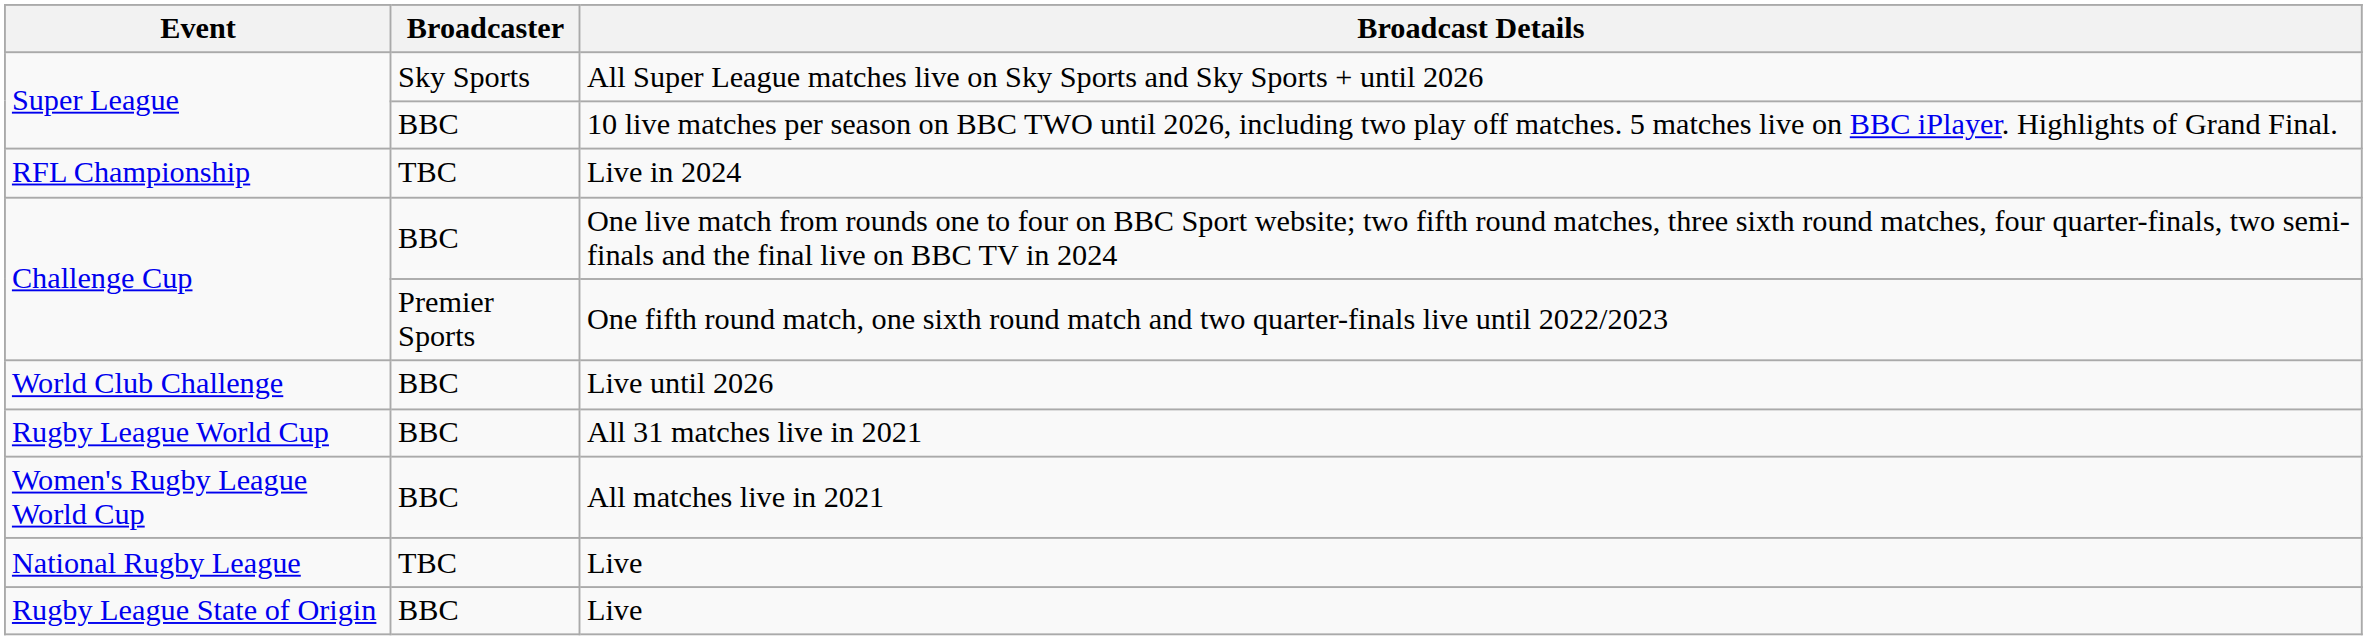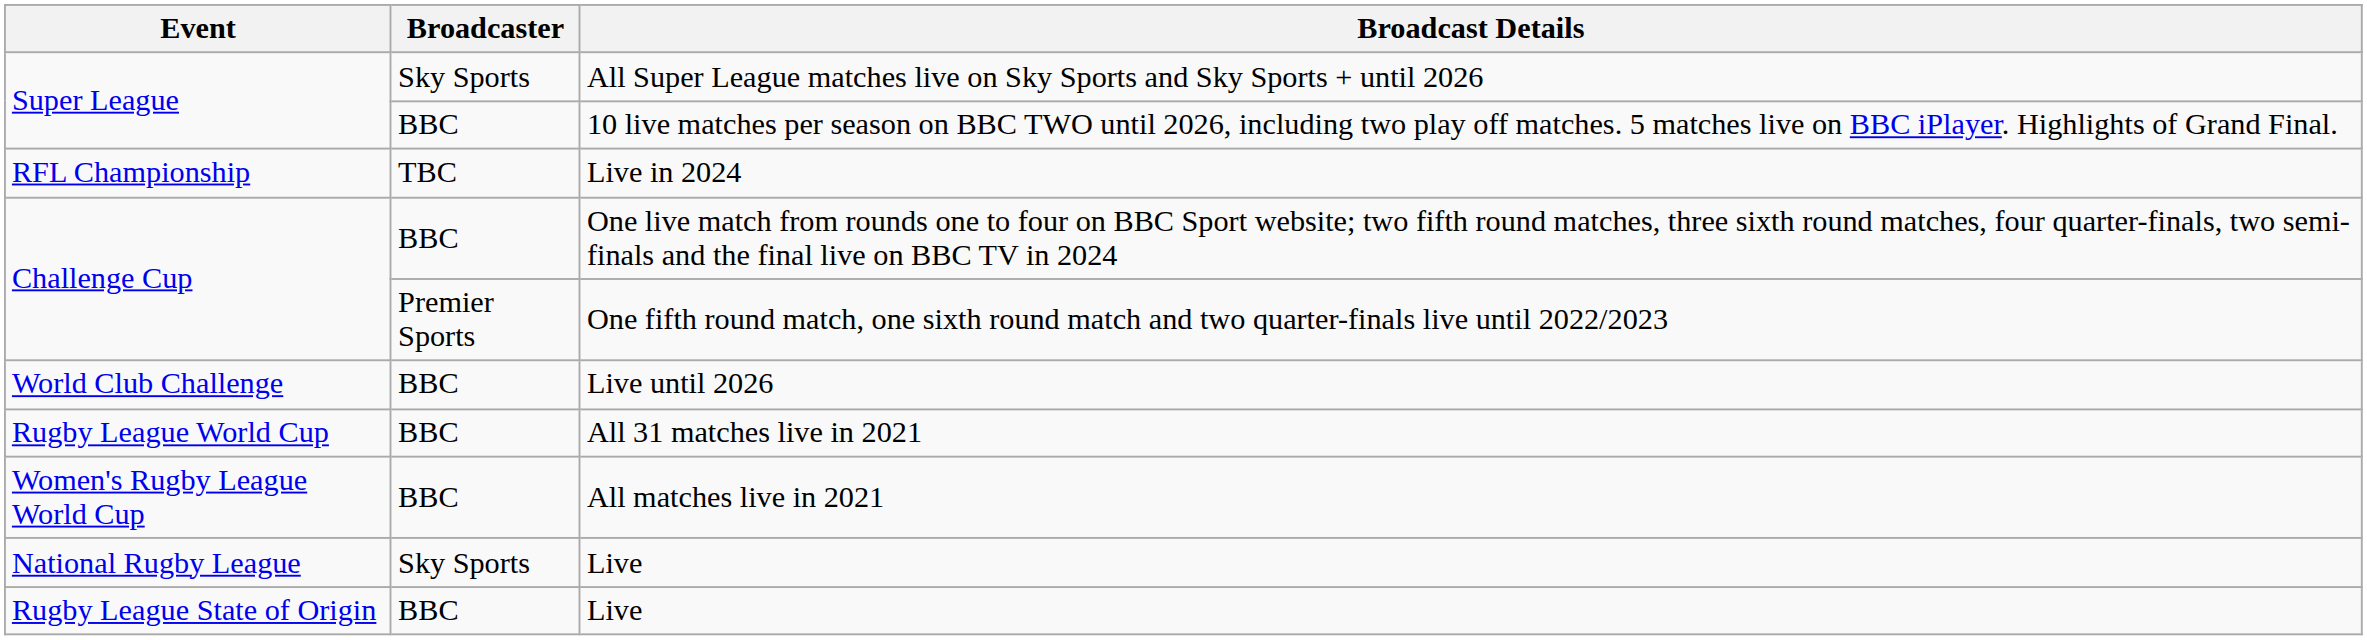(427, 562) TBC -> (464, 562) Sky Sports
